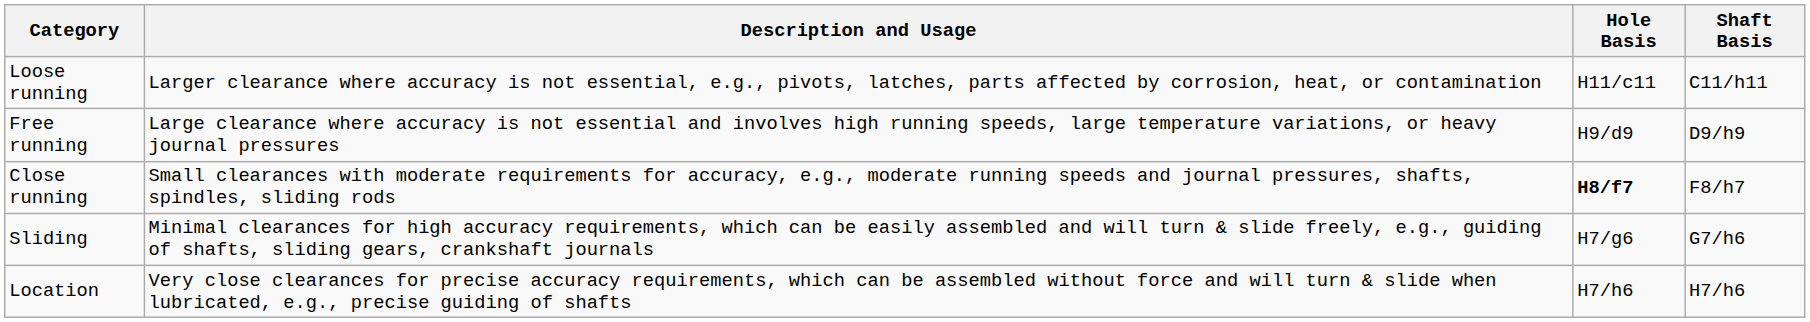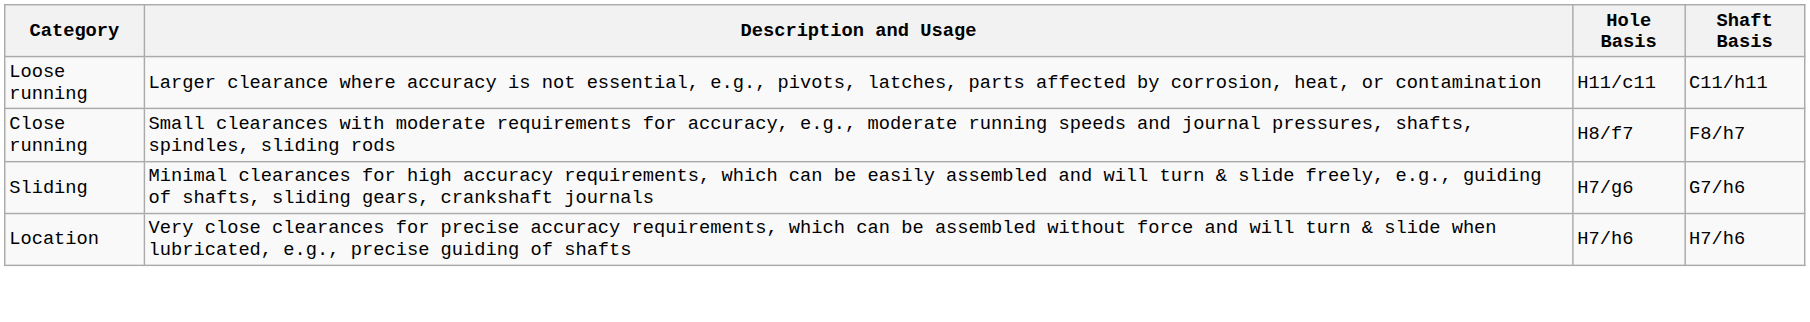- row: (48, 135)
(1605, 187) bold -> (1605, 135) normal
